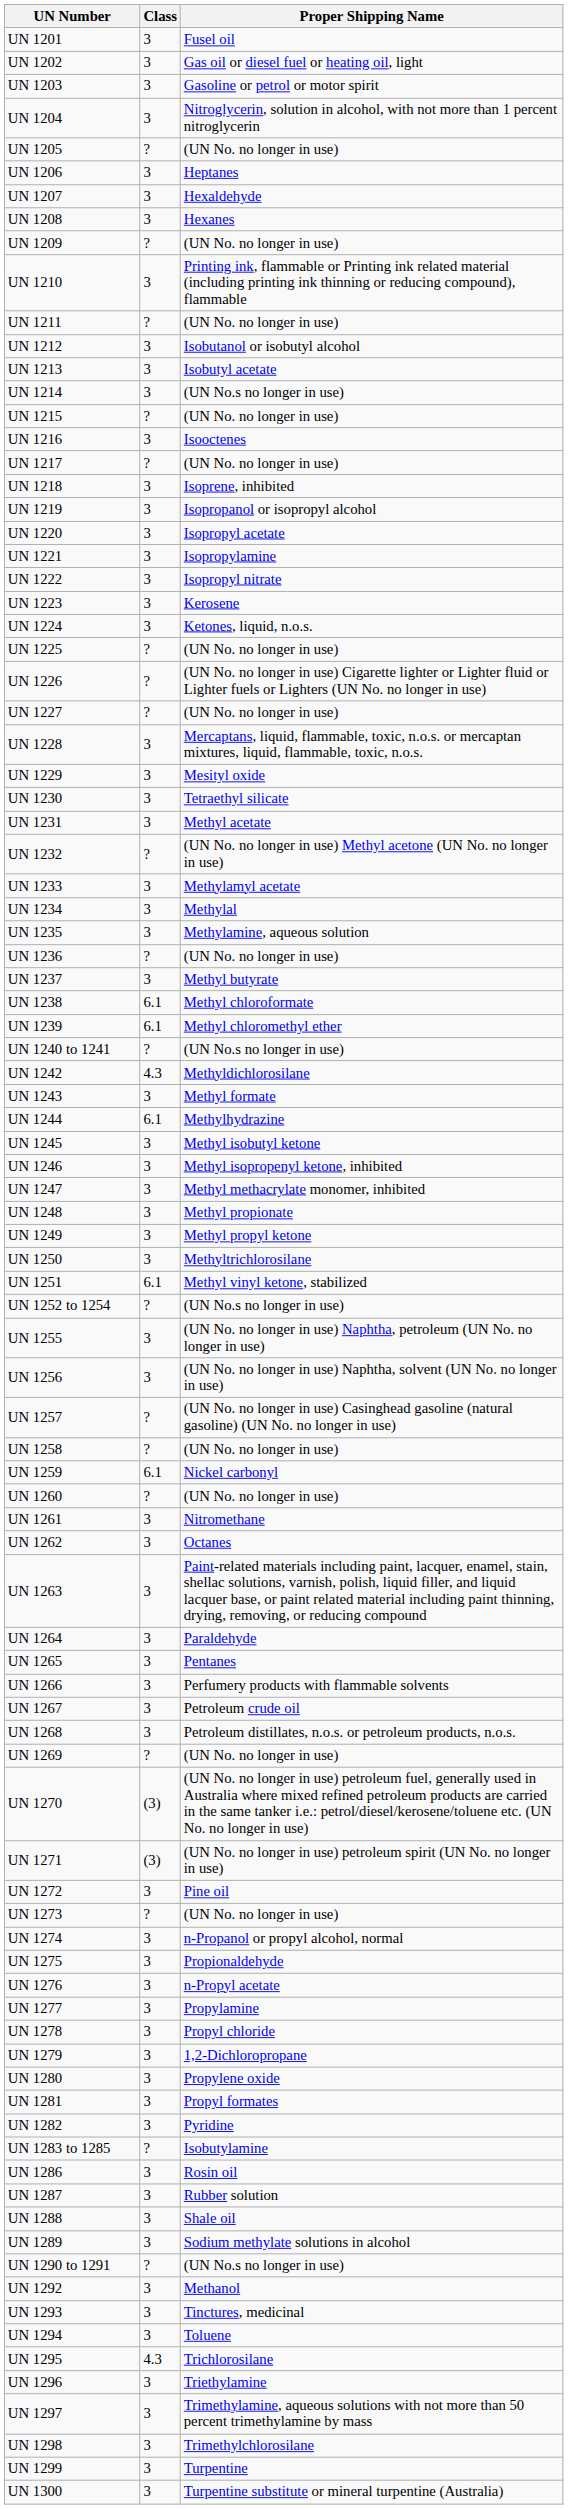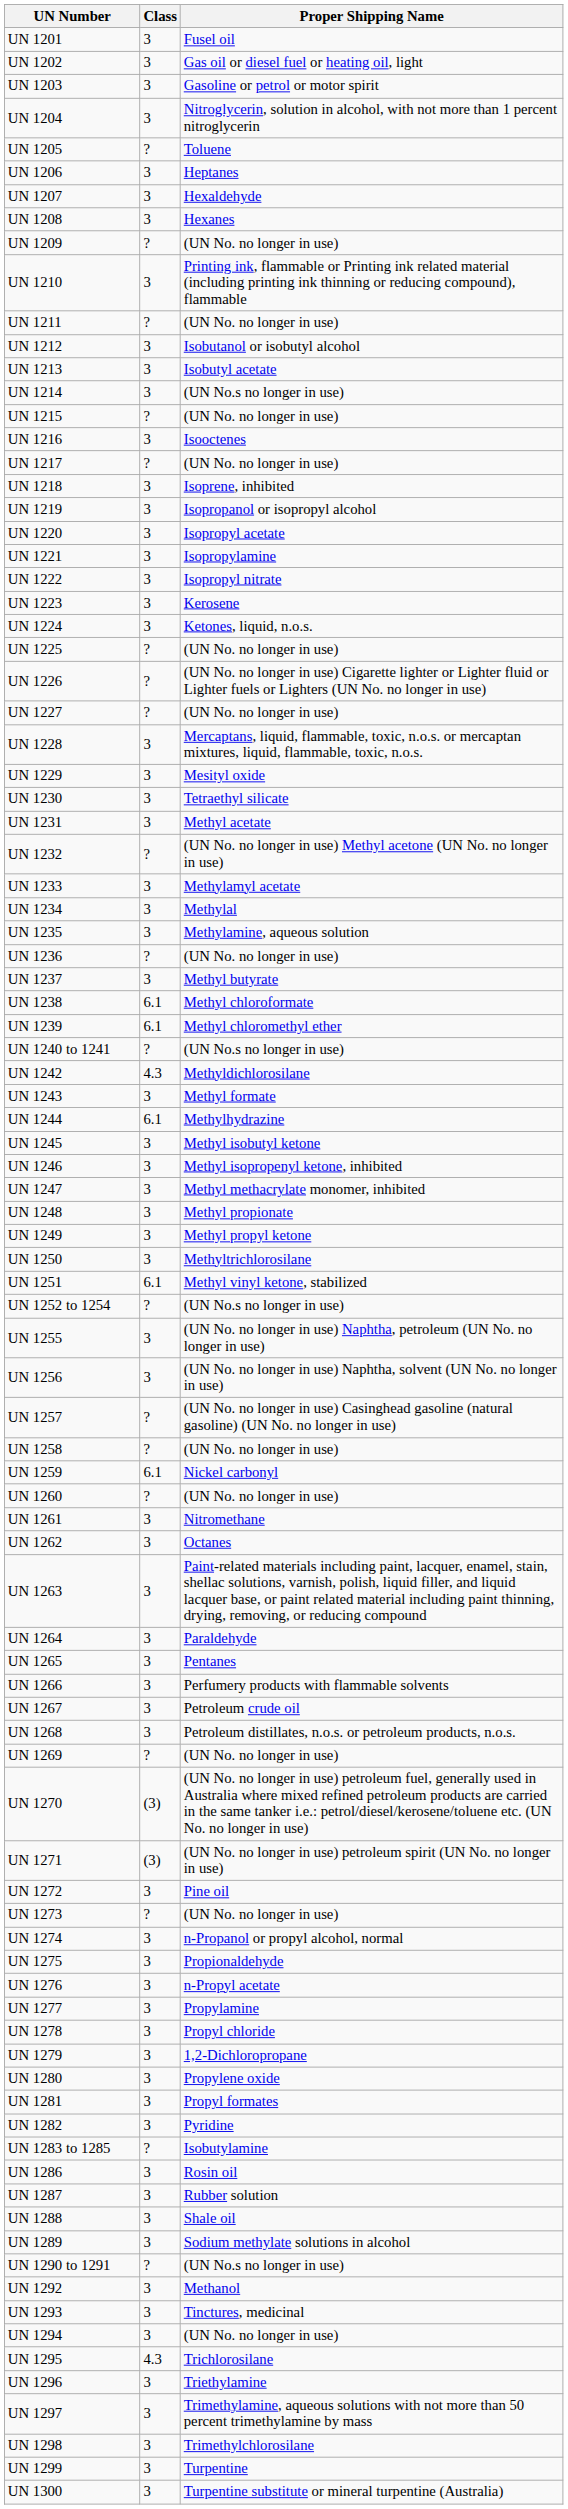(261, 149) (UN No. no longer in use) -> (207, 149) Toluene
(207, 2335) Toluene -> (261, 2335) (UN No. no longer in use)
